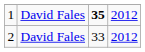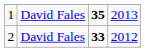(124, 15) 2012 -> (124, 15) 2013
(98, 36) normal -> (98, 36) bold
